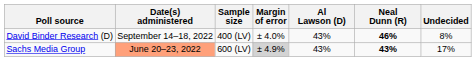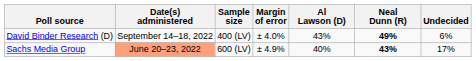(388, 36) 46% -> (388, 36) 49%
(446, 36) 8% -> (446, 36) 6%
(271, 50) lightgrey background -> (271, 50) no background
(322, 50) 43% -> (322, 50) 40%
